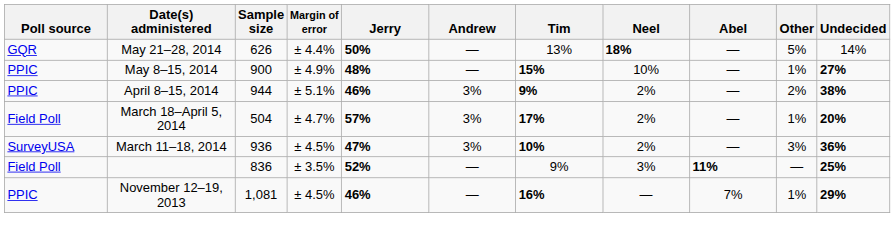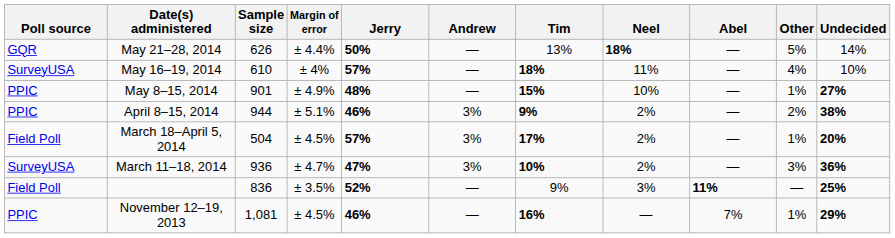+ row: (171, 70)
(261, 70) 900 -> (261, 91) 901
(314, 118) ± 4.7% -> (314, 139) ± 4.5%
(314, 146) ± 4.5% -> (314, 167) ± 4.7%
